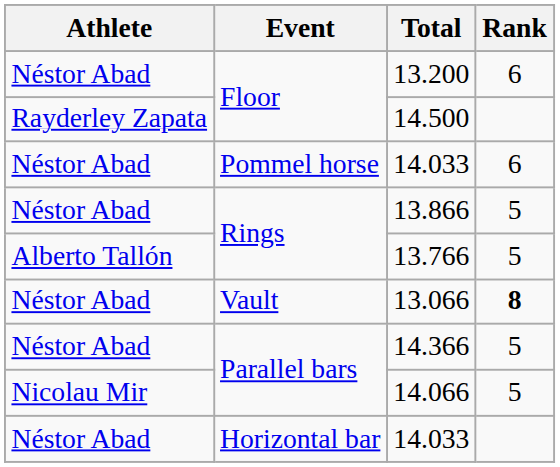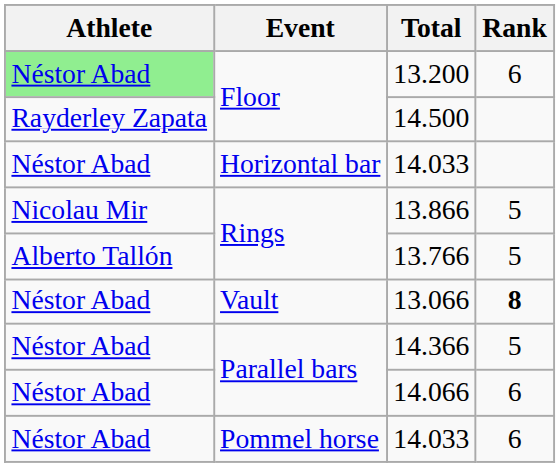(81, 73) no background -> (81, 73) lightgreen background
rows swapped: (299, 164) <-> (300, 438)
(81, 210) Néstor Abad -> (79, 210) Nicolau Mir
(79, 392) Nicolau Mir -> (81, 392) Néstor Abad
(515, 392) 5 -> (515, 392) 6
